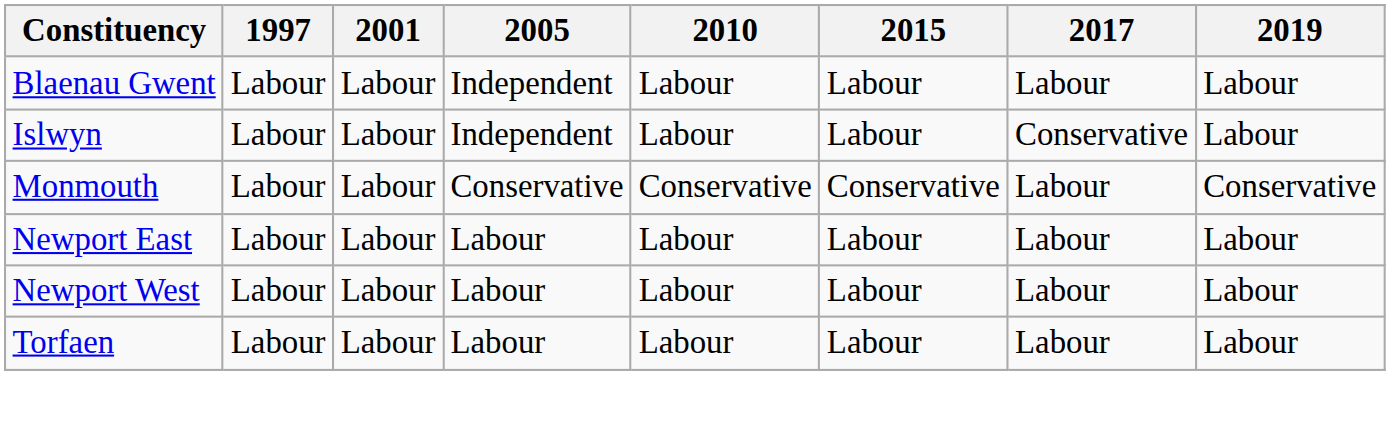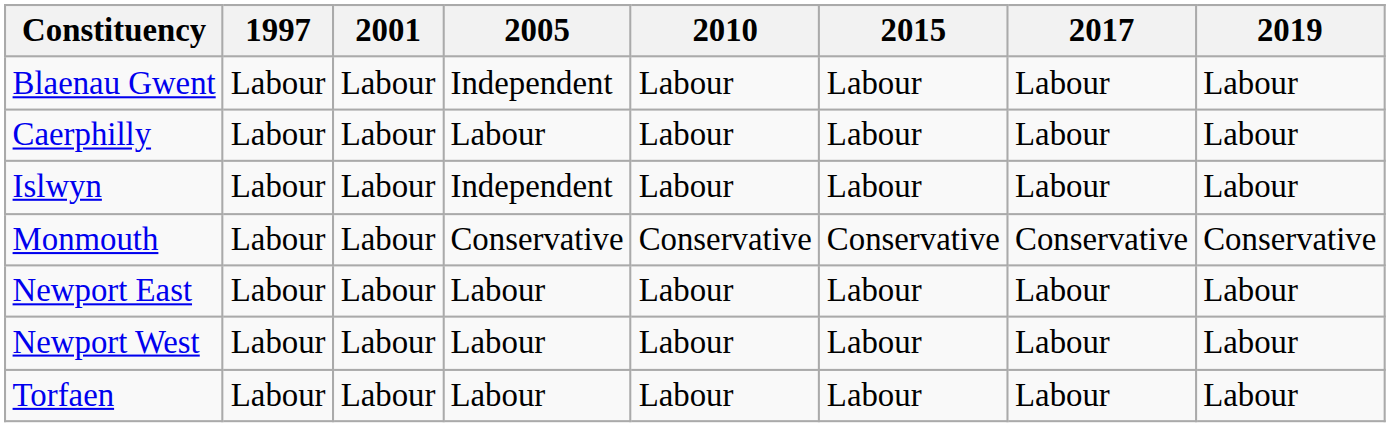+ row: (82, 134)
(1102, 134) Conservative -> (1062, 186) Labour
(1062, 186) Labour -> (1102, 238) Conservative
